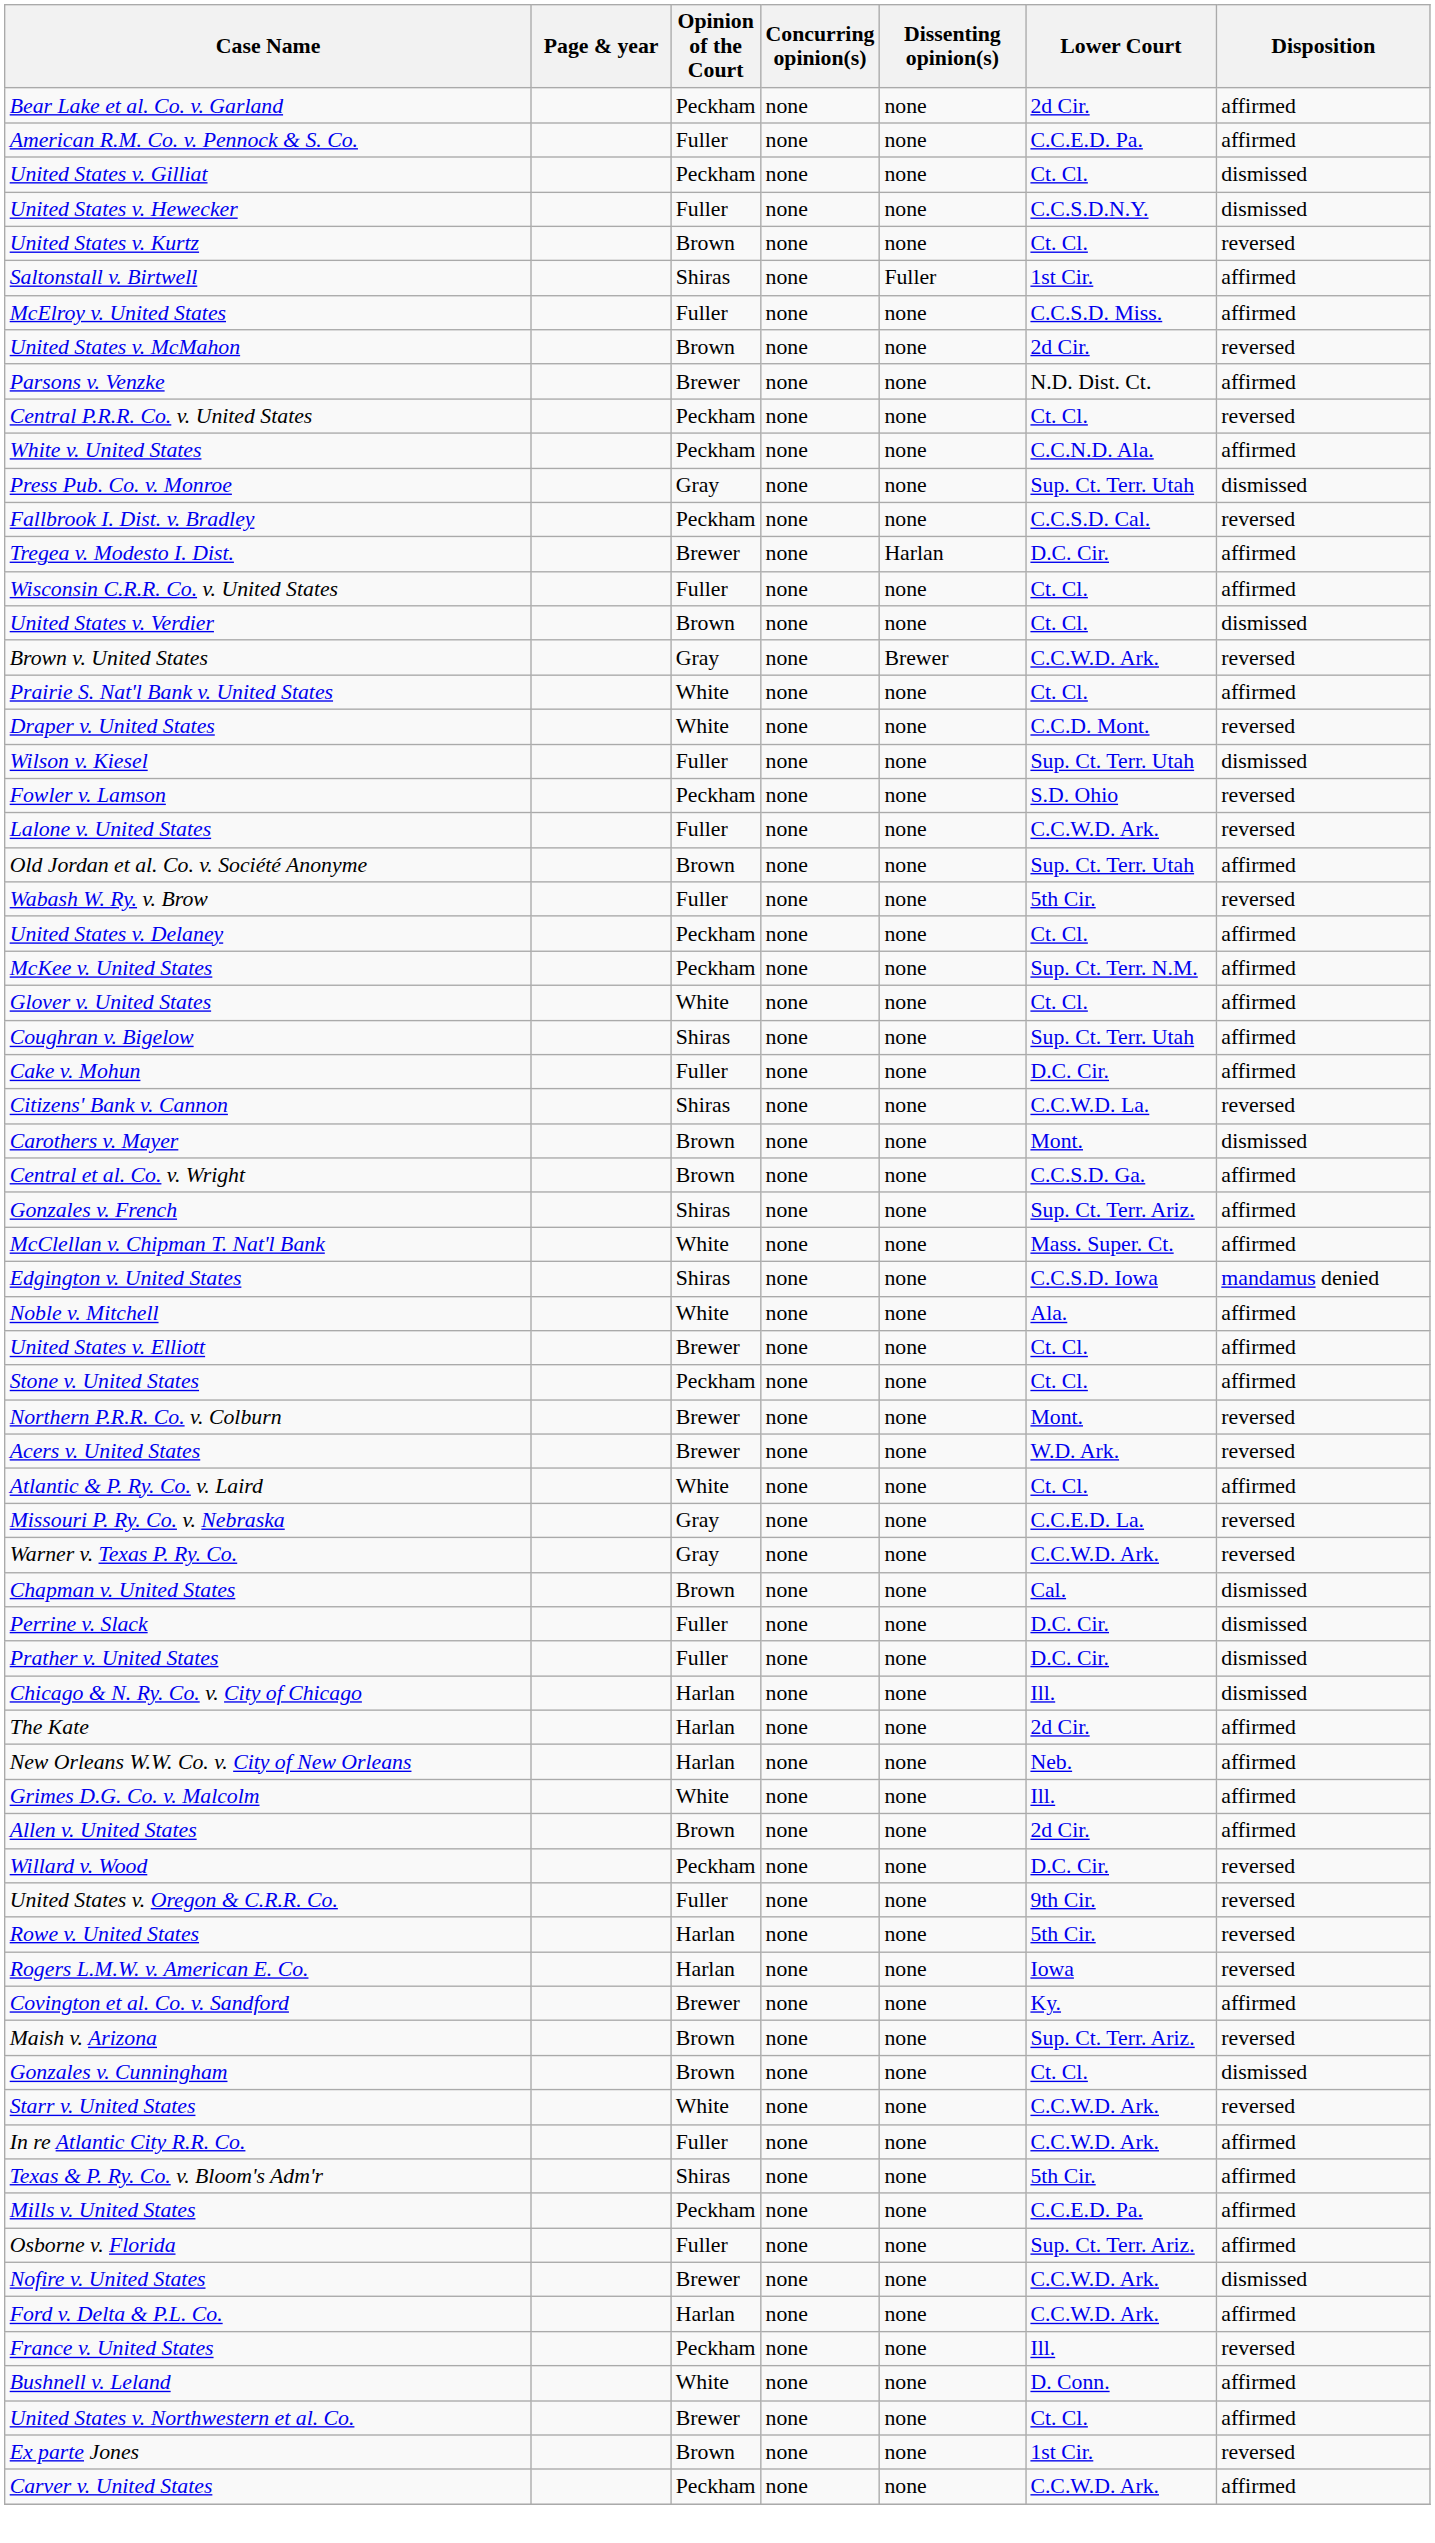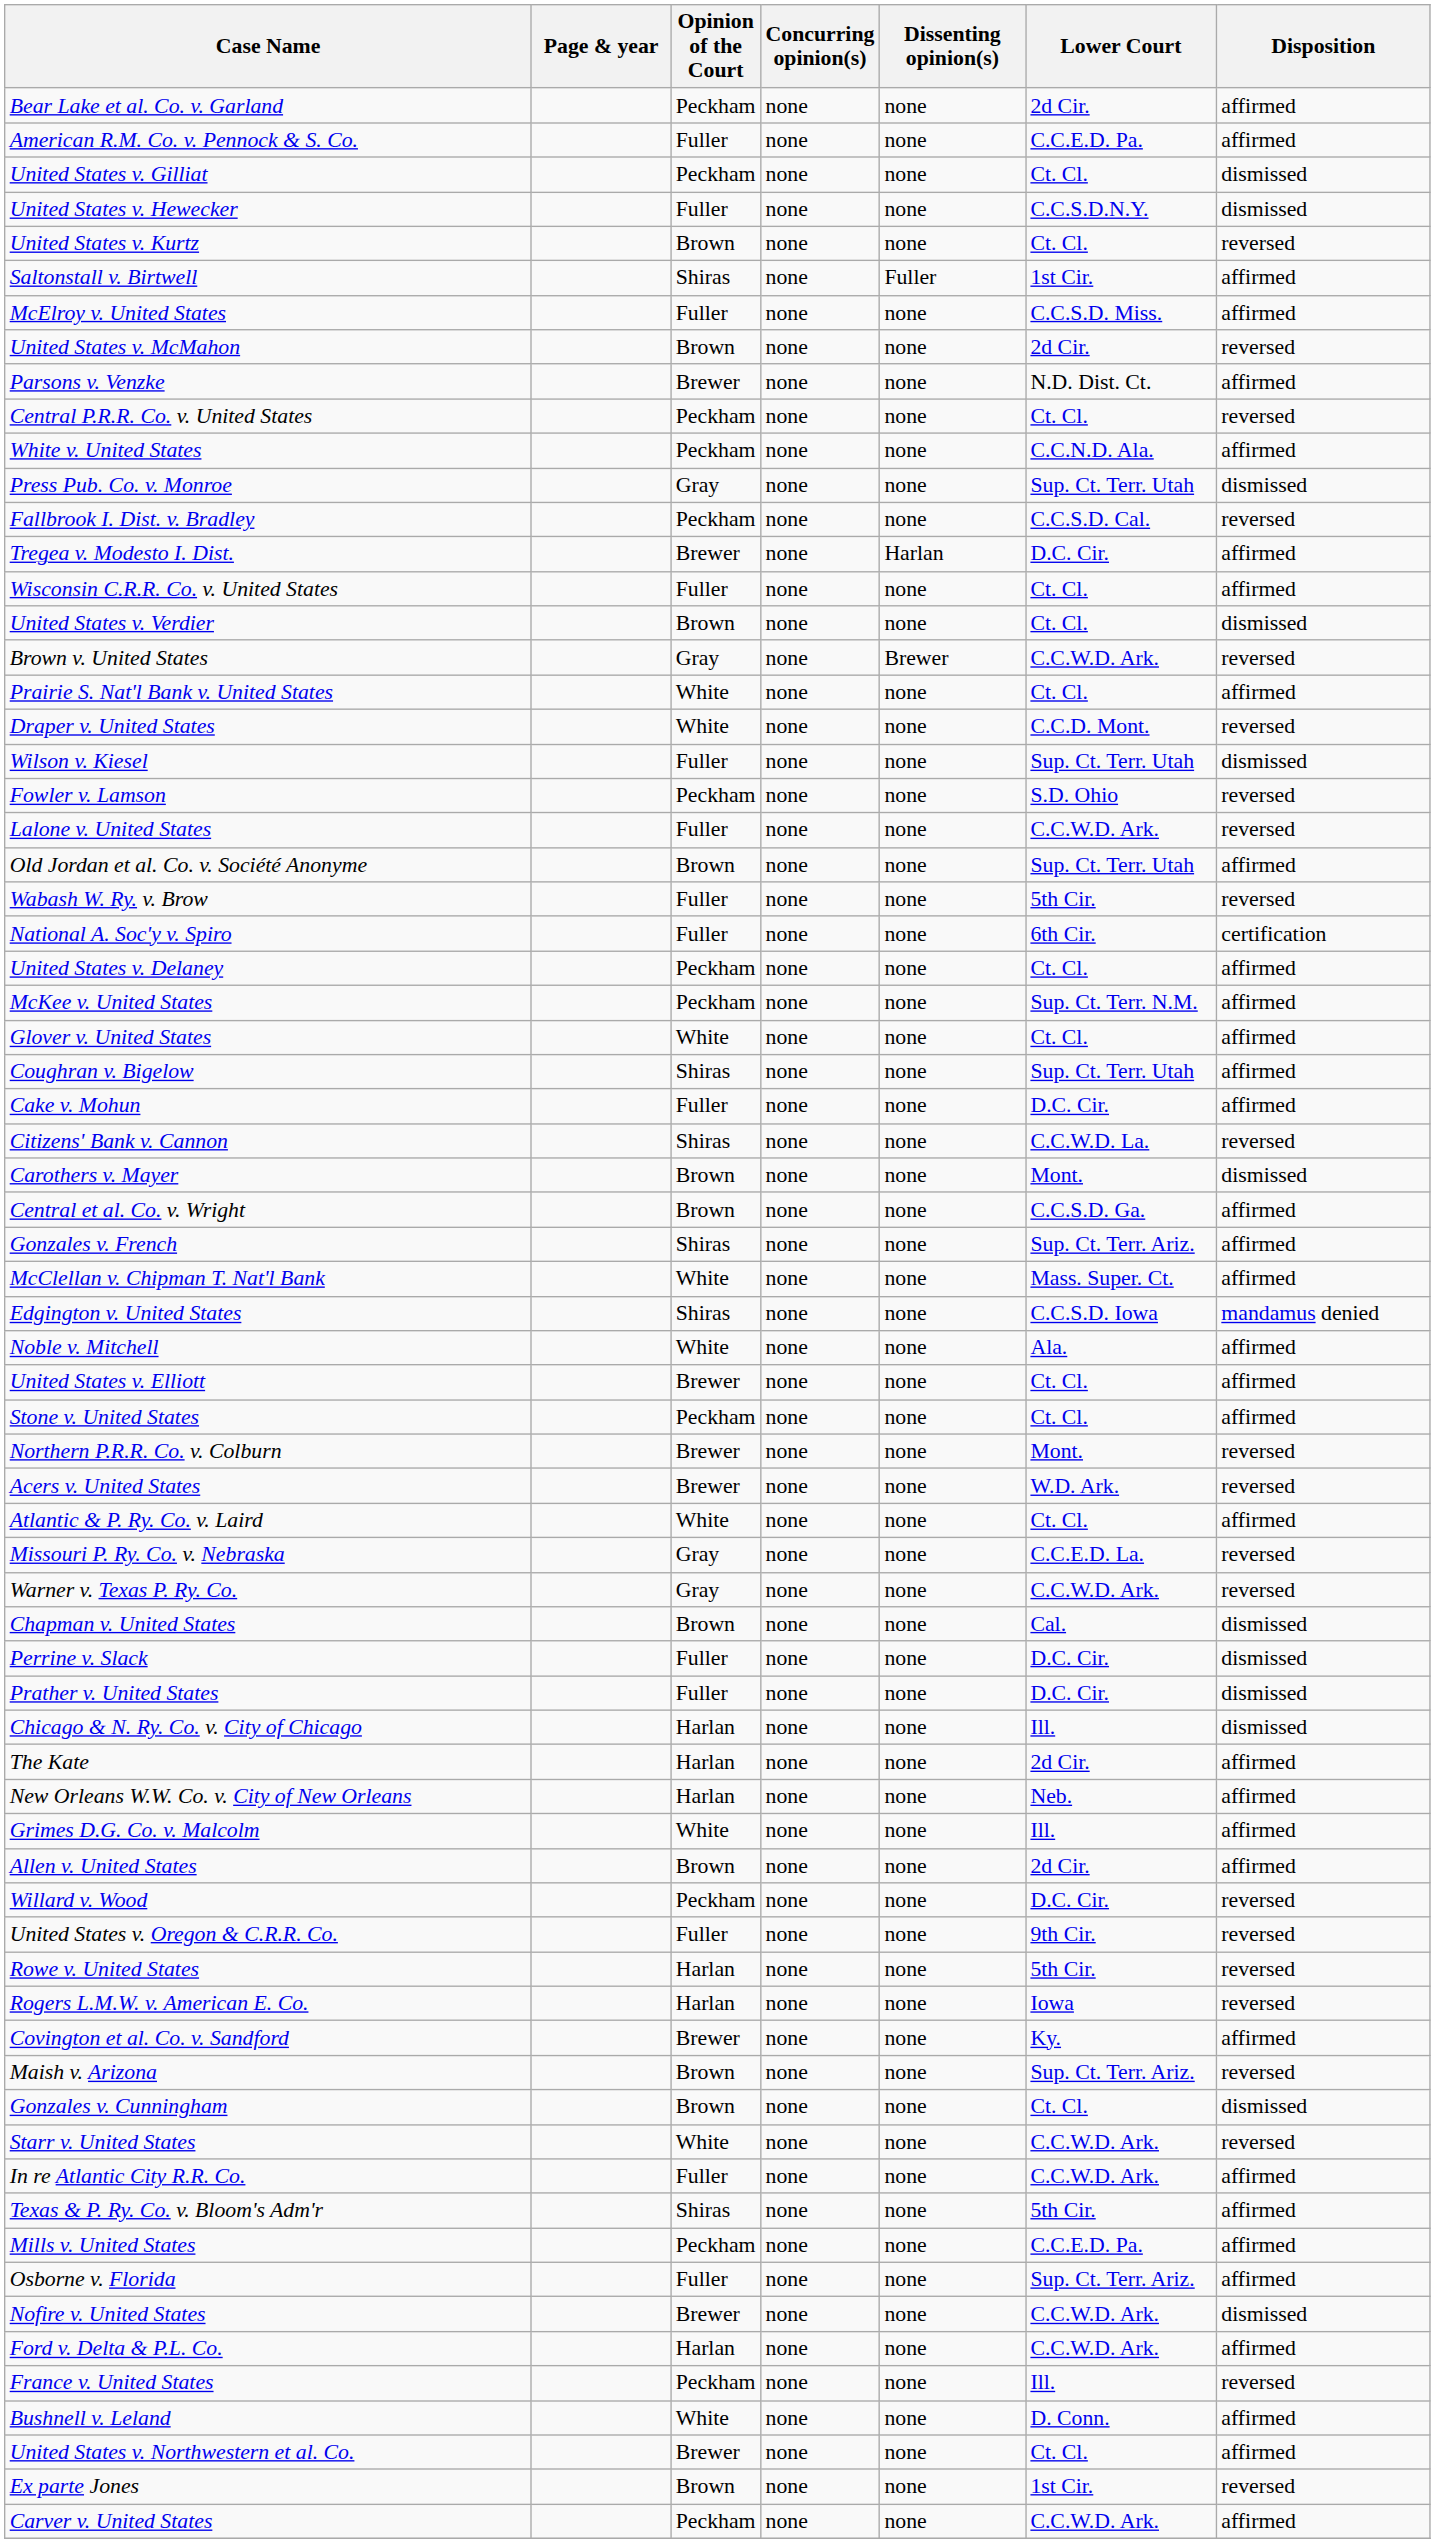+ row: (121, 933)
